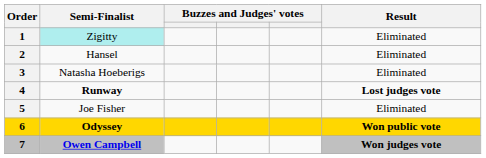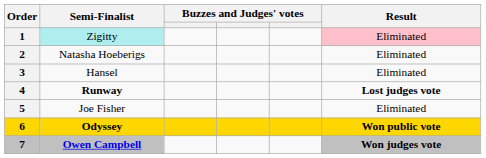(401, 36) no background -> (401, 36) pink background
(102, 54) Hansel -> (102, 54) Natasha Hoeberigs
(102, 72) Natasha Hoeberigs -> (102, 72) Hansel
